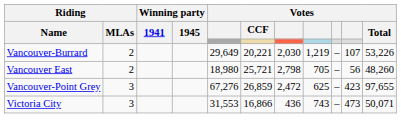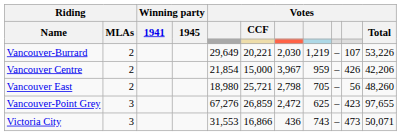+ row: (45, 69)
